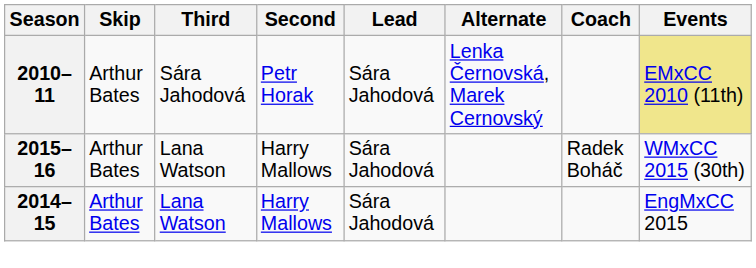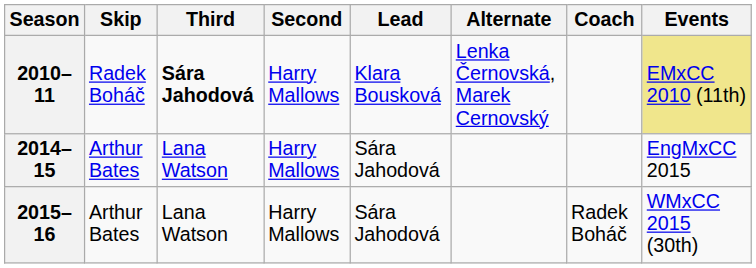(116, 84) Arthur Bates -> (117, 84) Radek Boháč
(202, 84) normal -> (208, 84) bold
(287, 84) Petr Horak -> (304, 84) Harry Mallows
(391, 84) Sára Jahodová -> (398, 84) Klara Bousková
rows swapped: (45, 213) <-> (45, 160)
